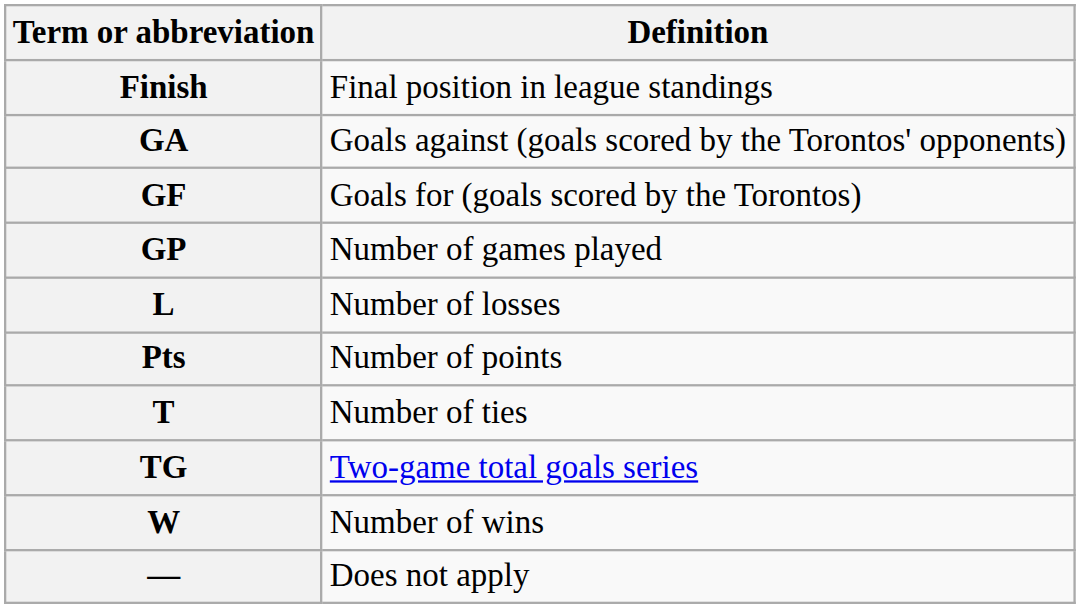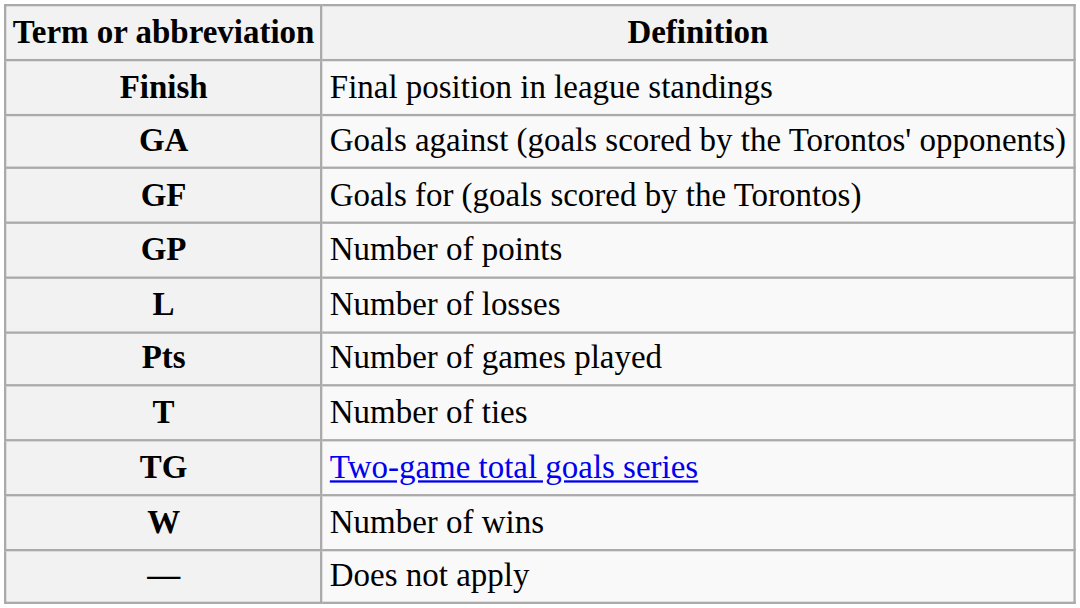(496, 249) Number of games played -> (446, 249) Number of points
(446, 358) Number of points -> (496, 358) Number of games played
